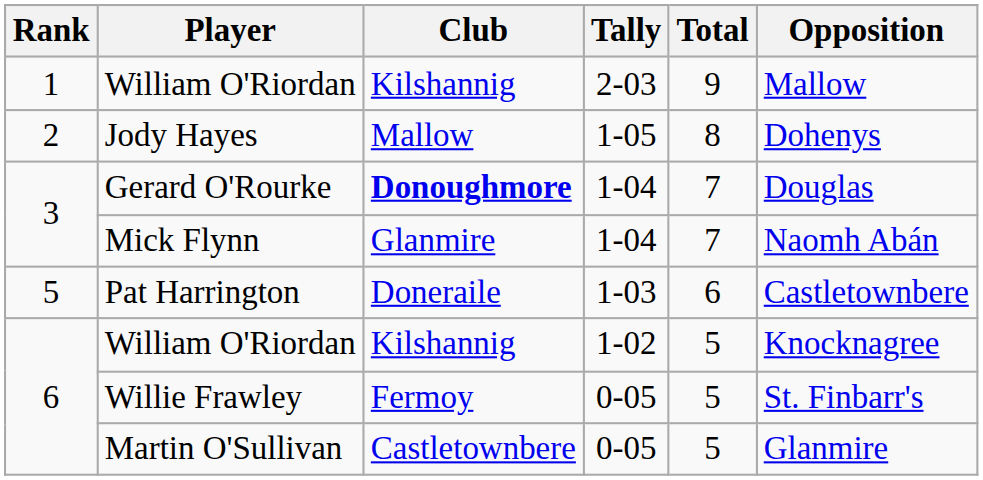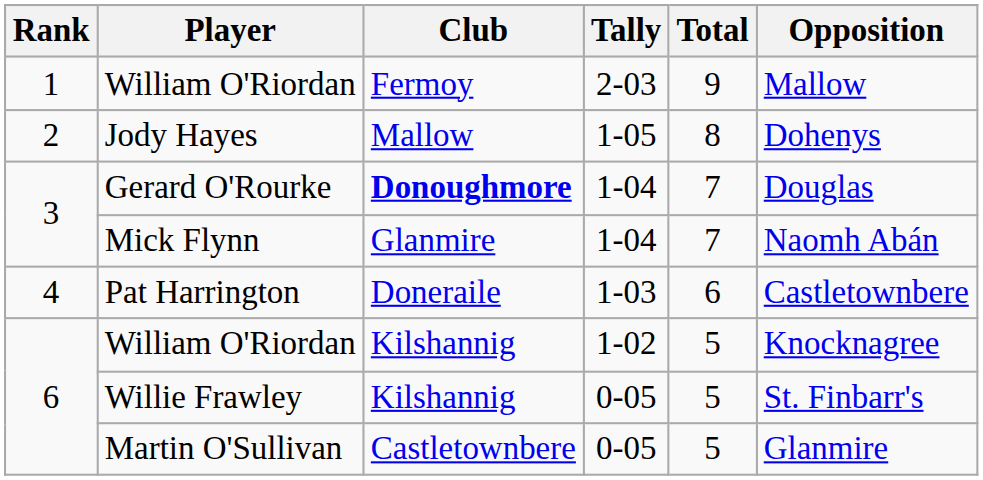(443, 82) Kilshannig -> (422, 82) Fermoy
(51, 291) 5 -> (51, 291) 4
(422, 396) Fermoy -> (443, 396) Kilshannig
